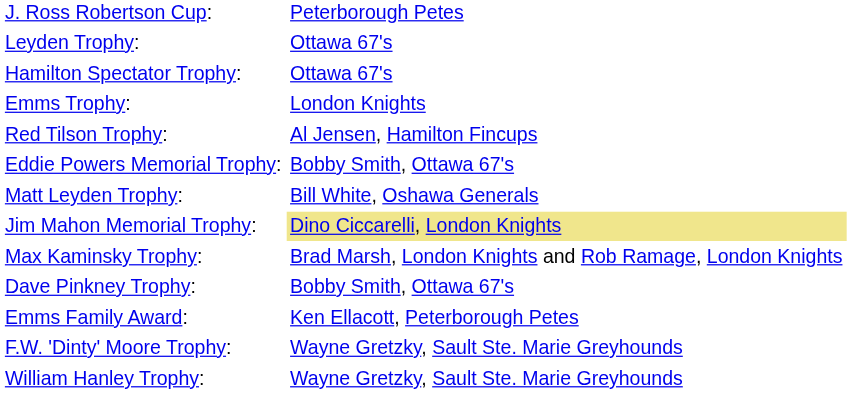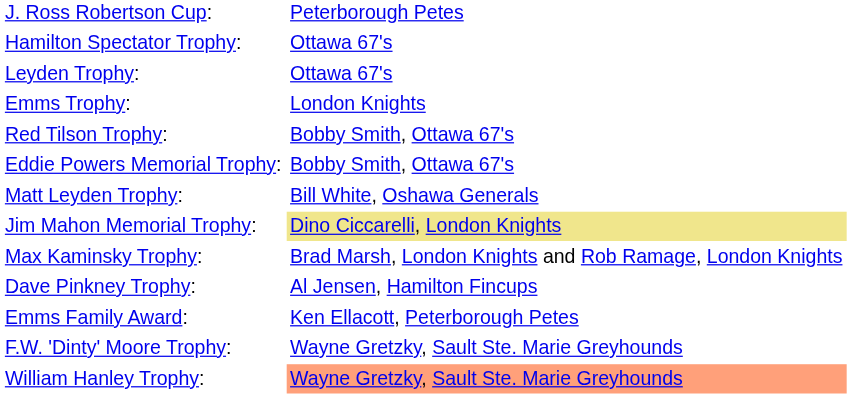rows swapped: (123, 73) <-> (72, 43)
(414, 134) Al Jensen, Hamilton Fincups -> (402, 134) Bobby Smith, Ottawa 67's
(402, 287) Bobby Smith, Ottawa 67's -> (414, 287) Al Jensen, Hamilton Fincups
(486, 378) no background -> (486, 378) lightsalmon background
